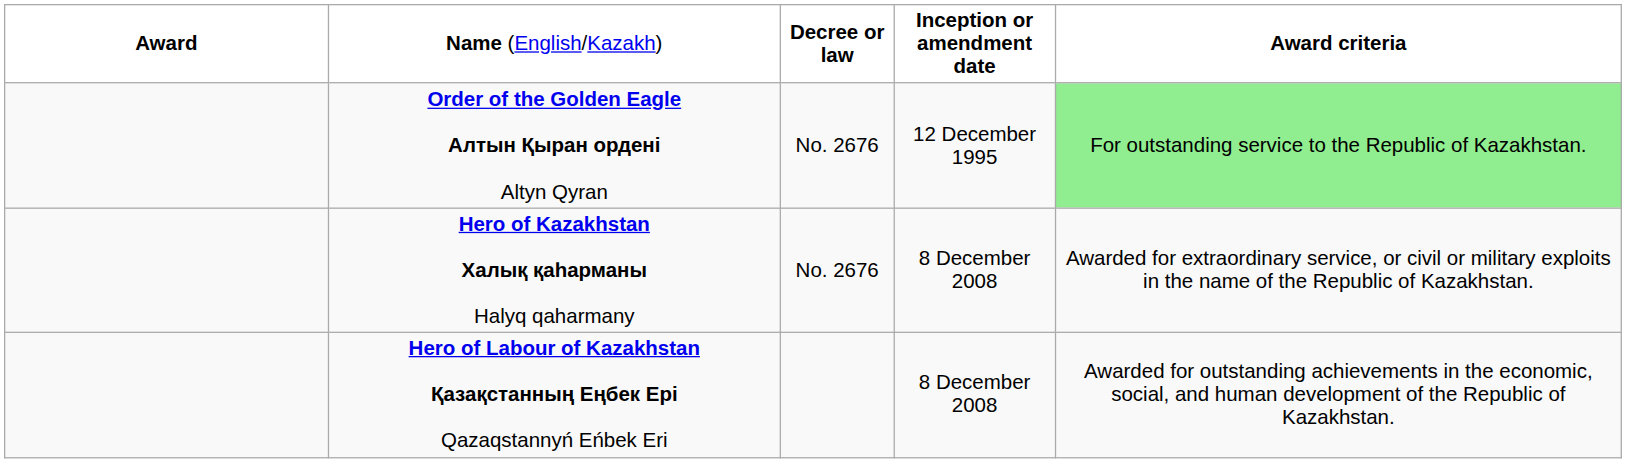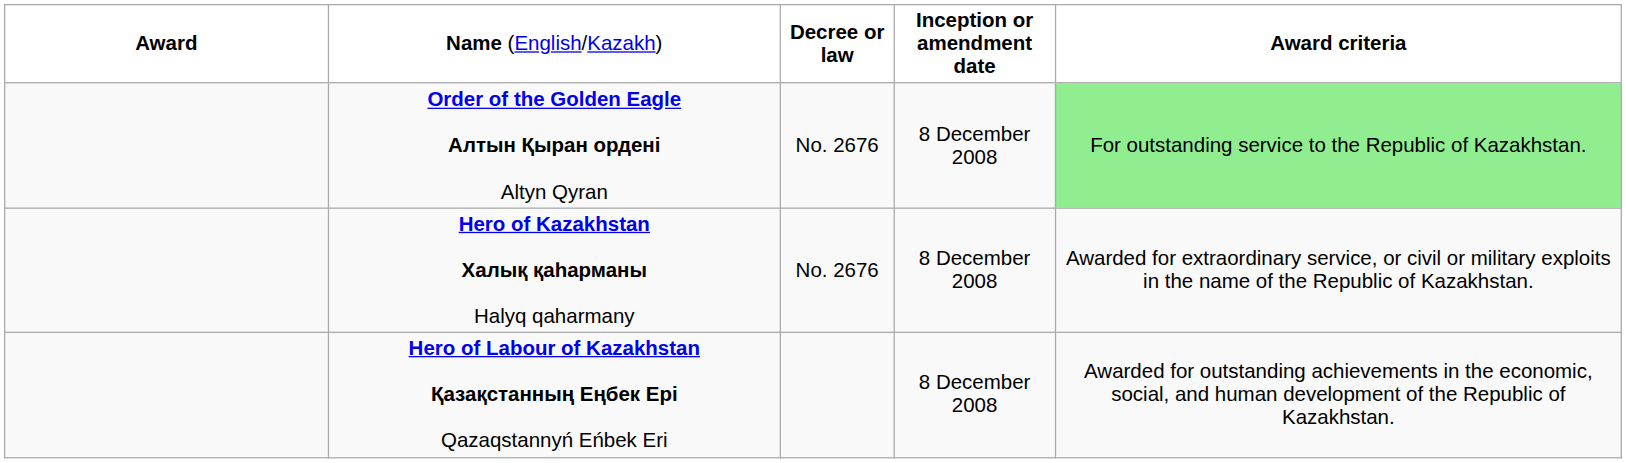(975, 145) 12 December 1995 -> (975, 145) 8 December 2008
